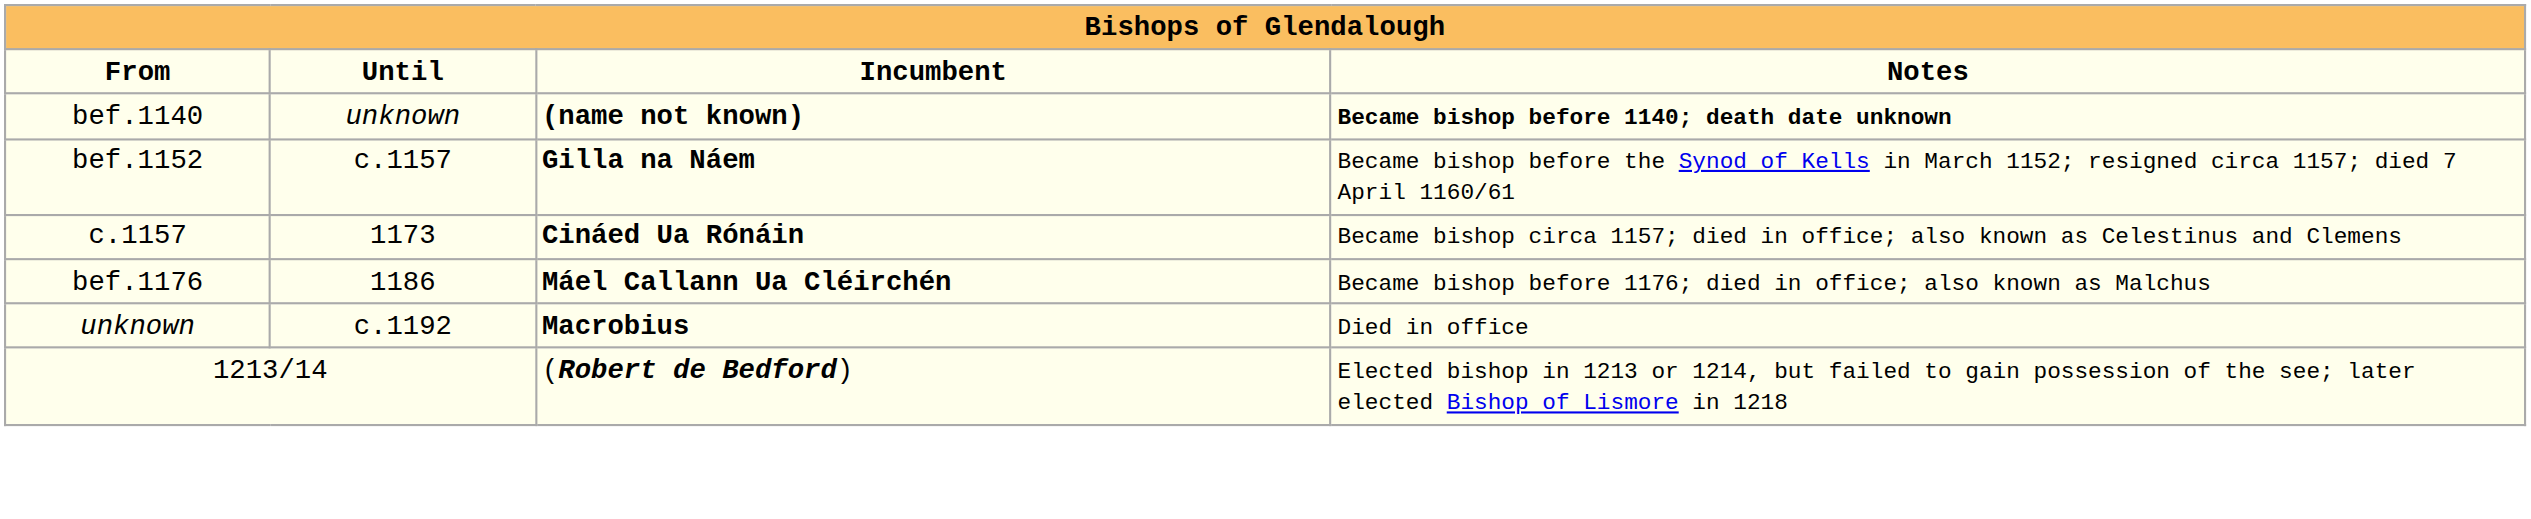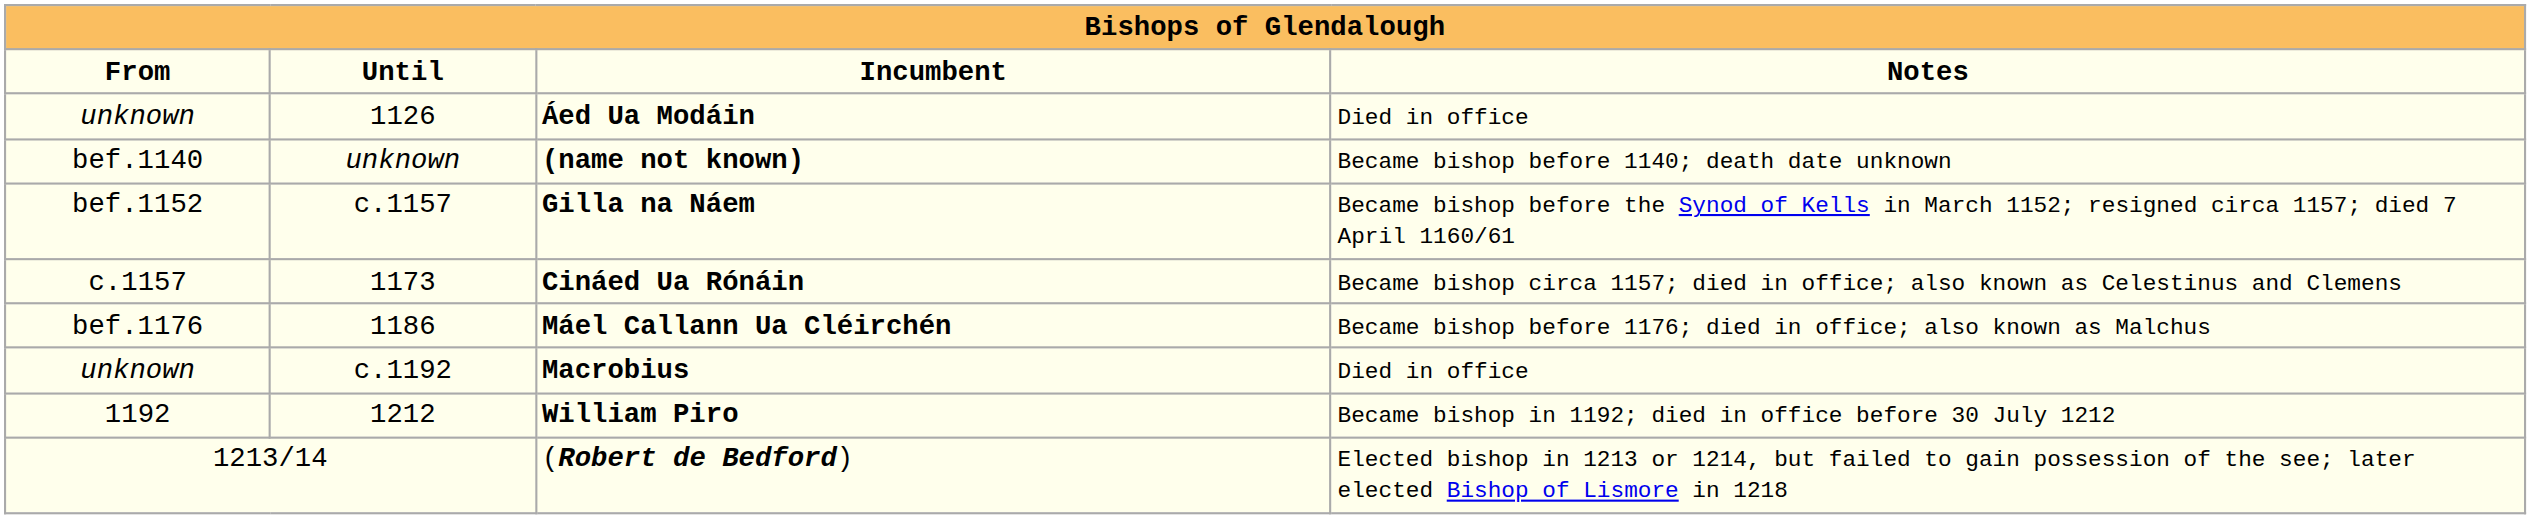+ row: (648, 116)
(1645, 116) bold -> (1645, 162) normal
+ row: (640, 415)
